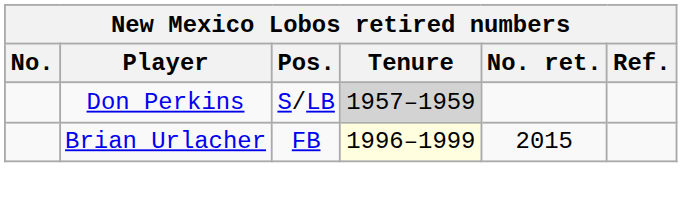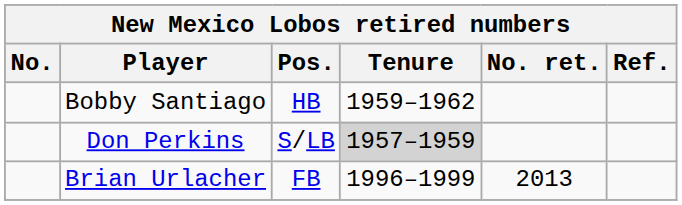+ row: (166, 102)
(411, 141) lightyellow background -> (411, 180) no background
(544, 141) 2015 -> (544, 180) 2013
